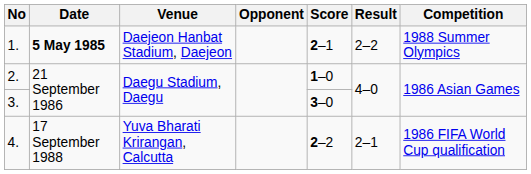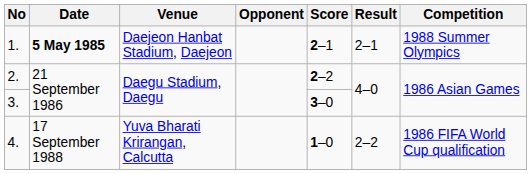(366, 44) 2–2 -> (366, 44) 2–1
(322, 76) 1–0 -> (322, 76) 2–2
(322, 142) 2–2 -> (322, 142) 1–0
(366, 142) 2–1 -> (366, 142) 2–2
